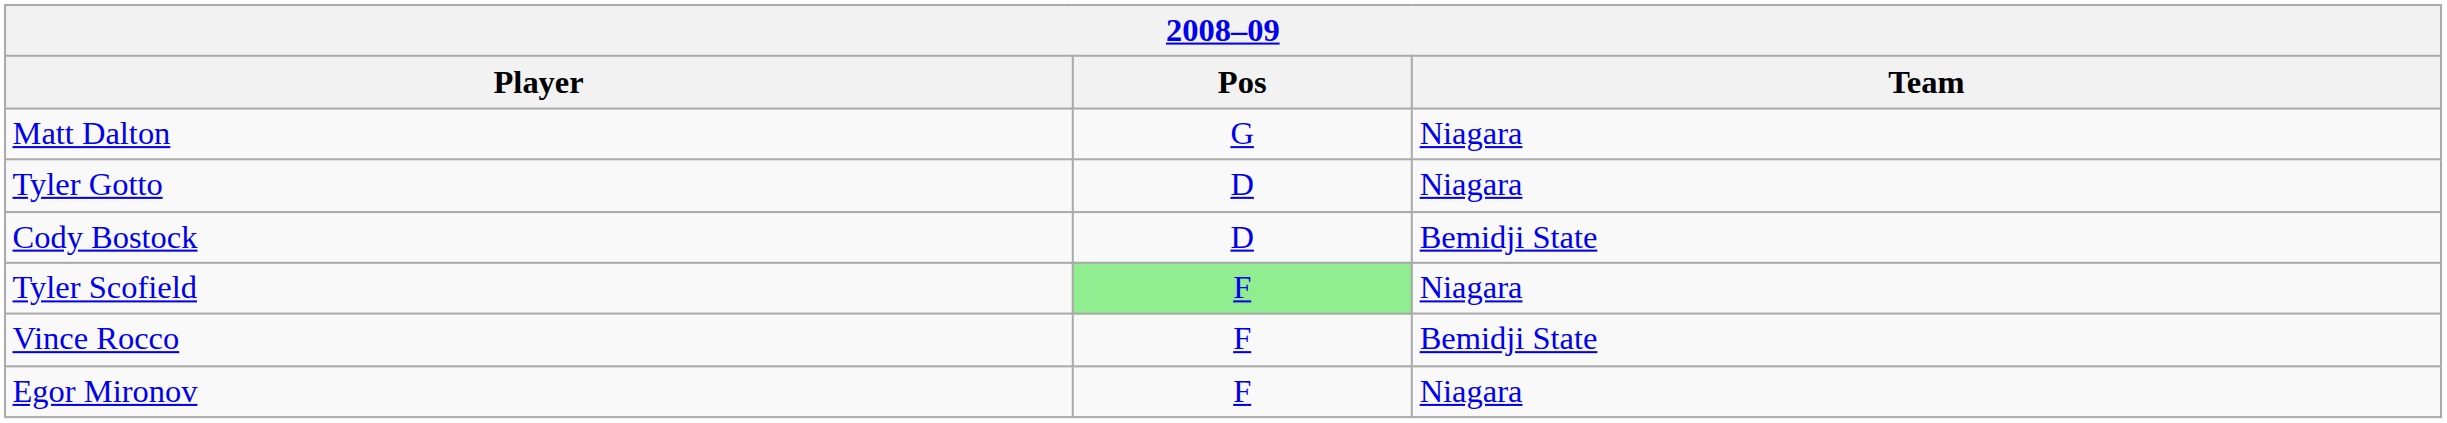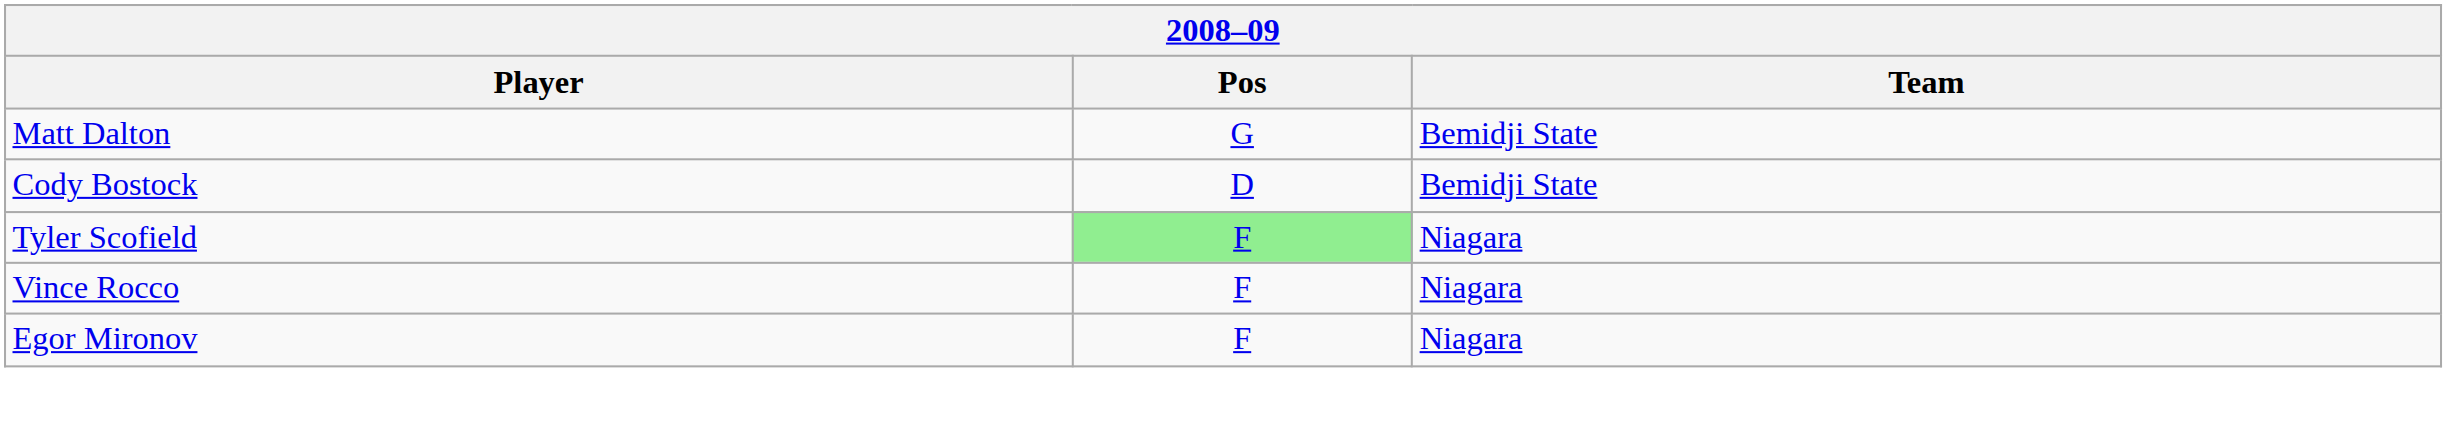(1471, 133) Niagara -> (1508, 133) Bemidji State
- row: (88, 184)
(1508, 339) Bemidji State -> (1471, 287) Niagara
